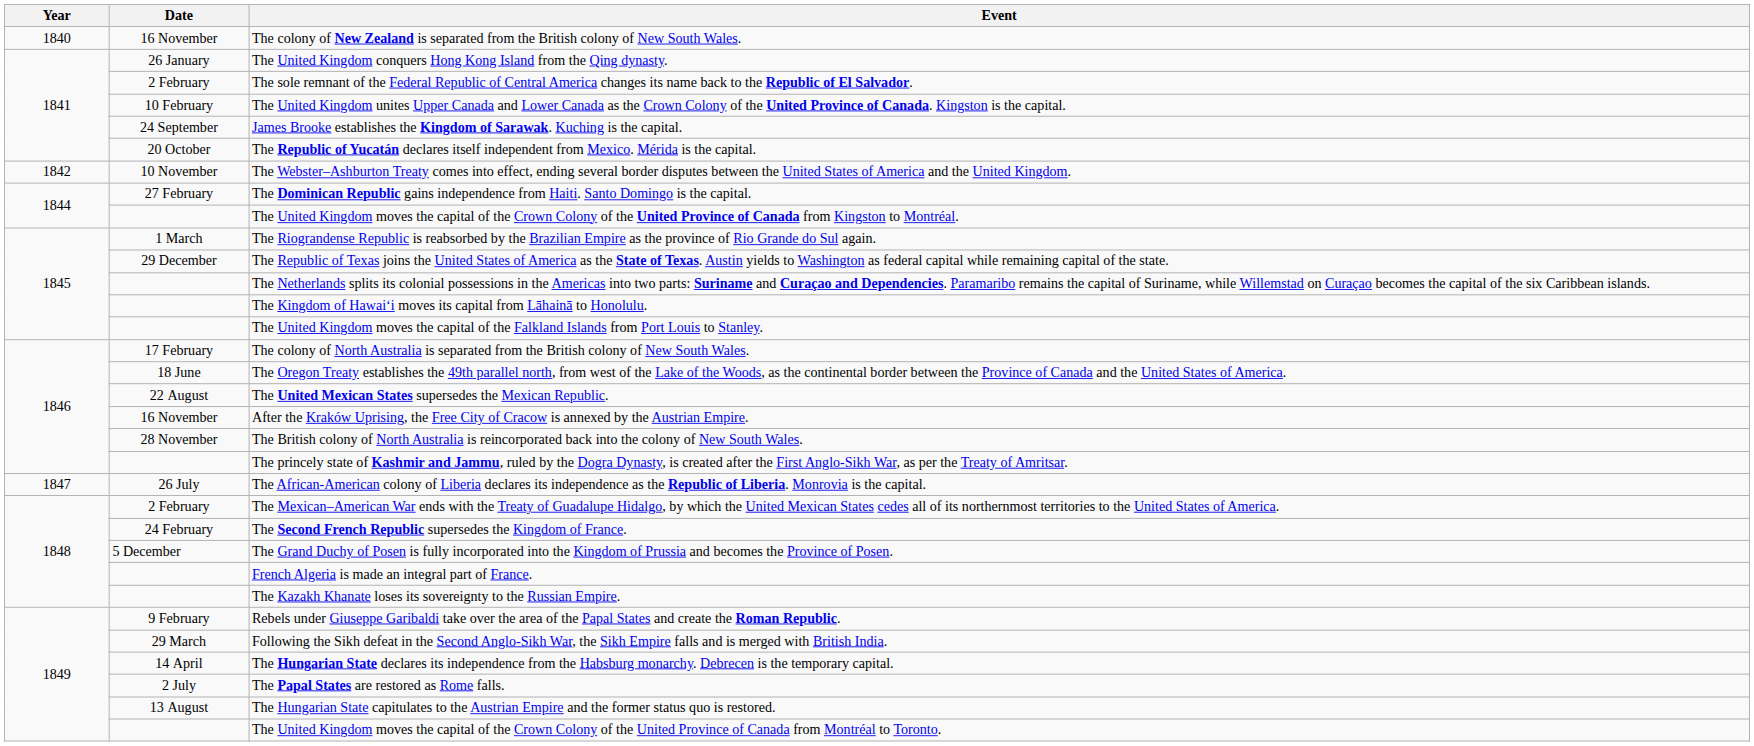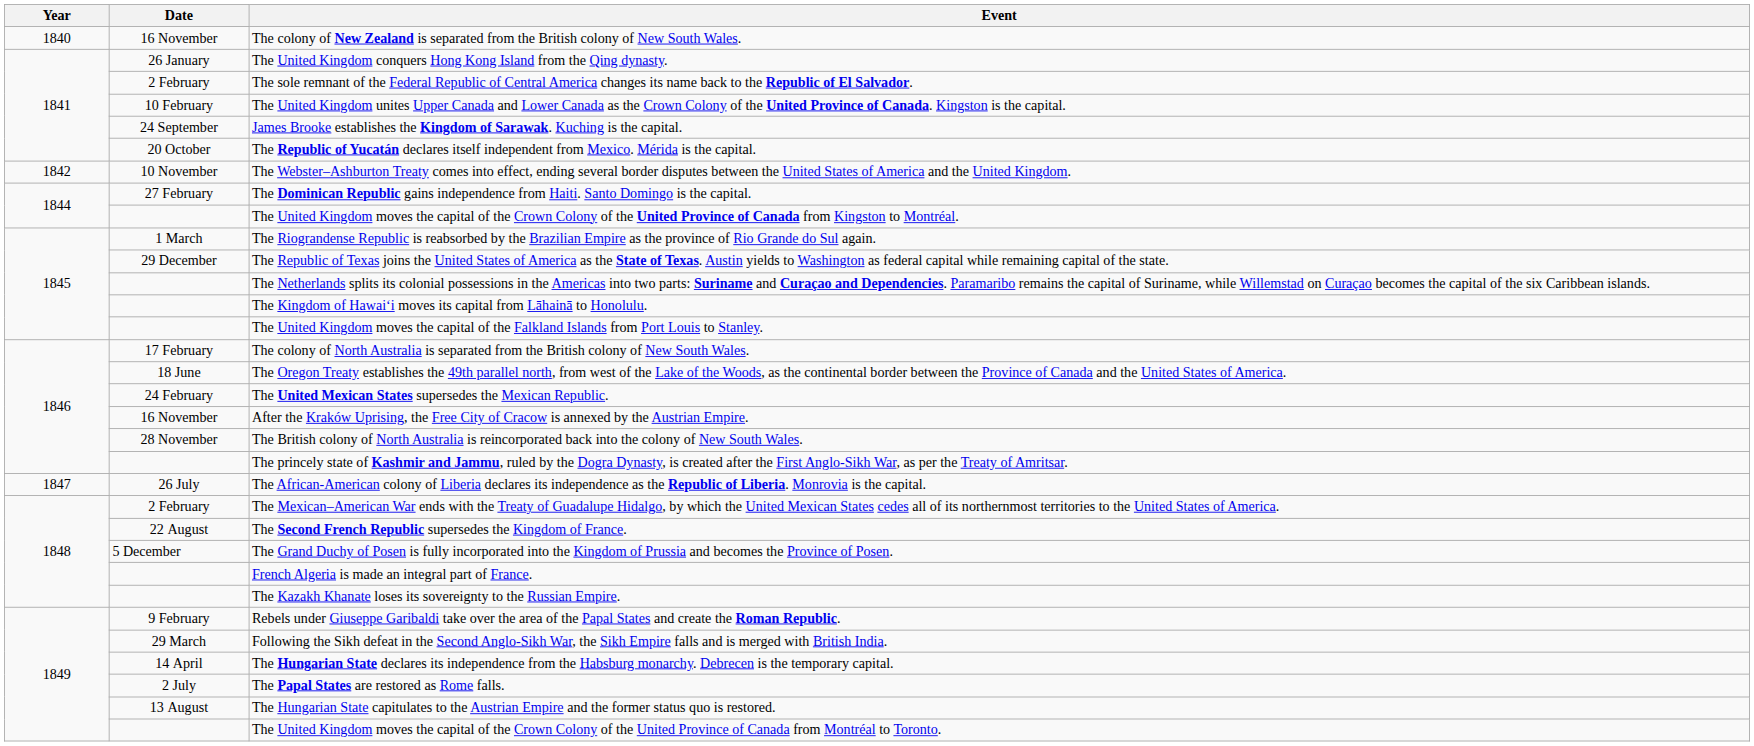(179, 395) 22 August -> (179, 395) 24 February
(179, 529) 24 February -> (179, 529) 22 August
